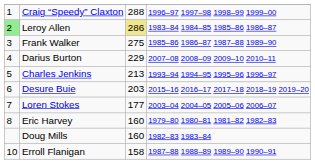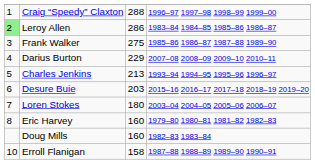(136, 27) khaki background -> (136, 27) no background
(136, 105) 177 -> (136, 105) 180
